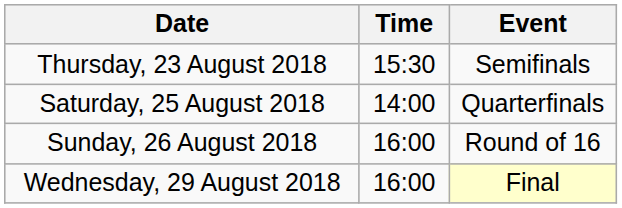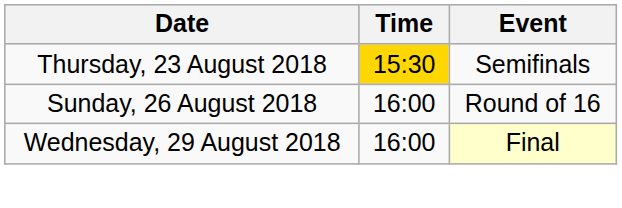(404, 63) no background -> (404, 63) gold background
- row: (182, 103)
